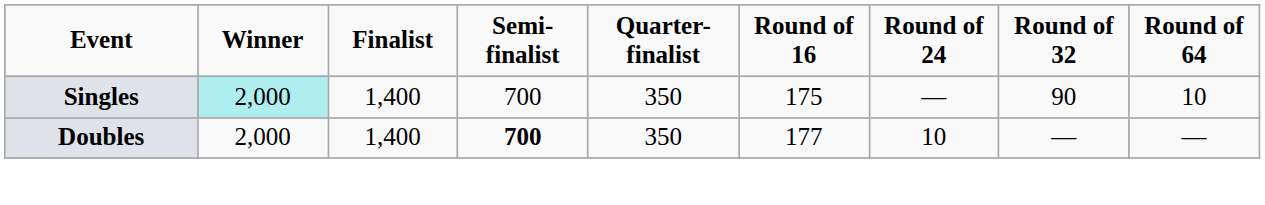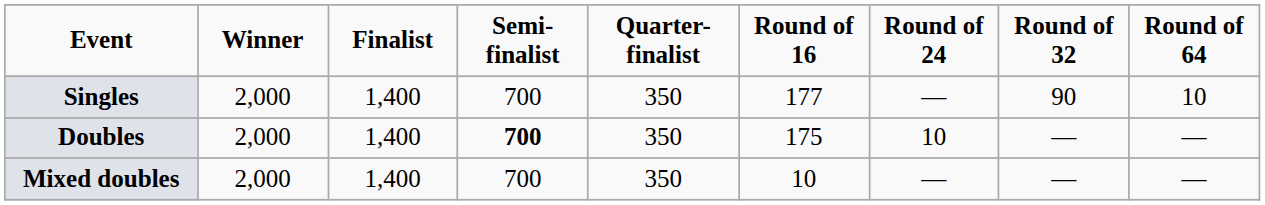(263, 96) paleturquoise background -> (263, 96) no background
(804, 96) 175 -> (804, 96) 177
(804, 137) 177 -> (804, 137) 175
+ row: (101, 179)
